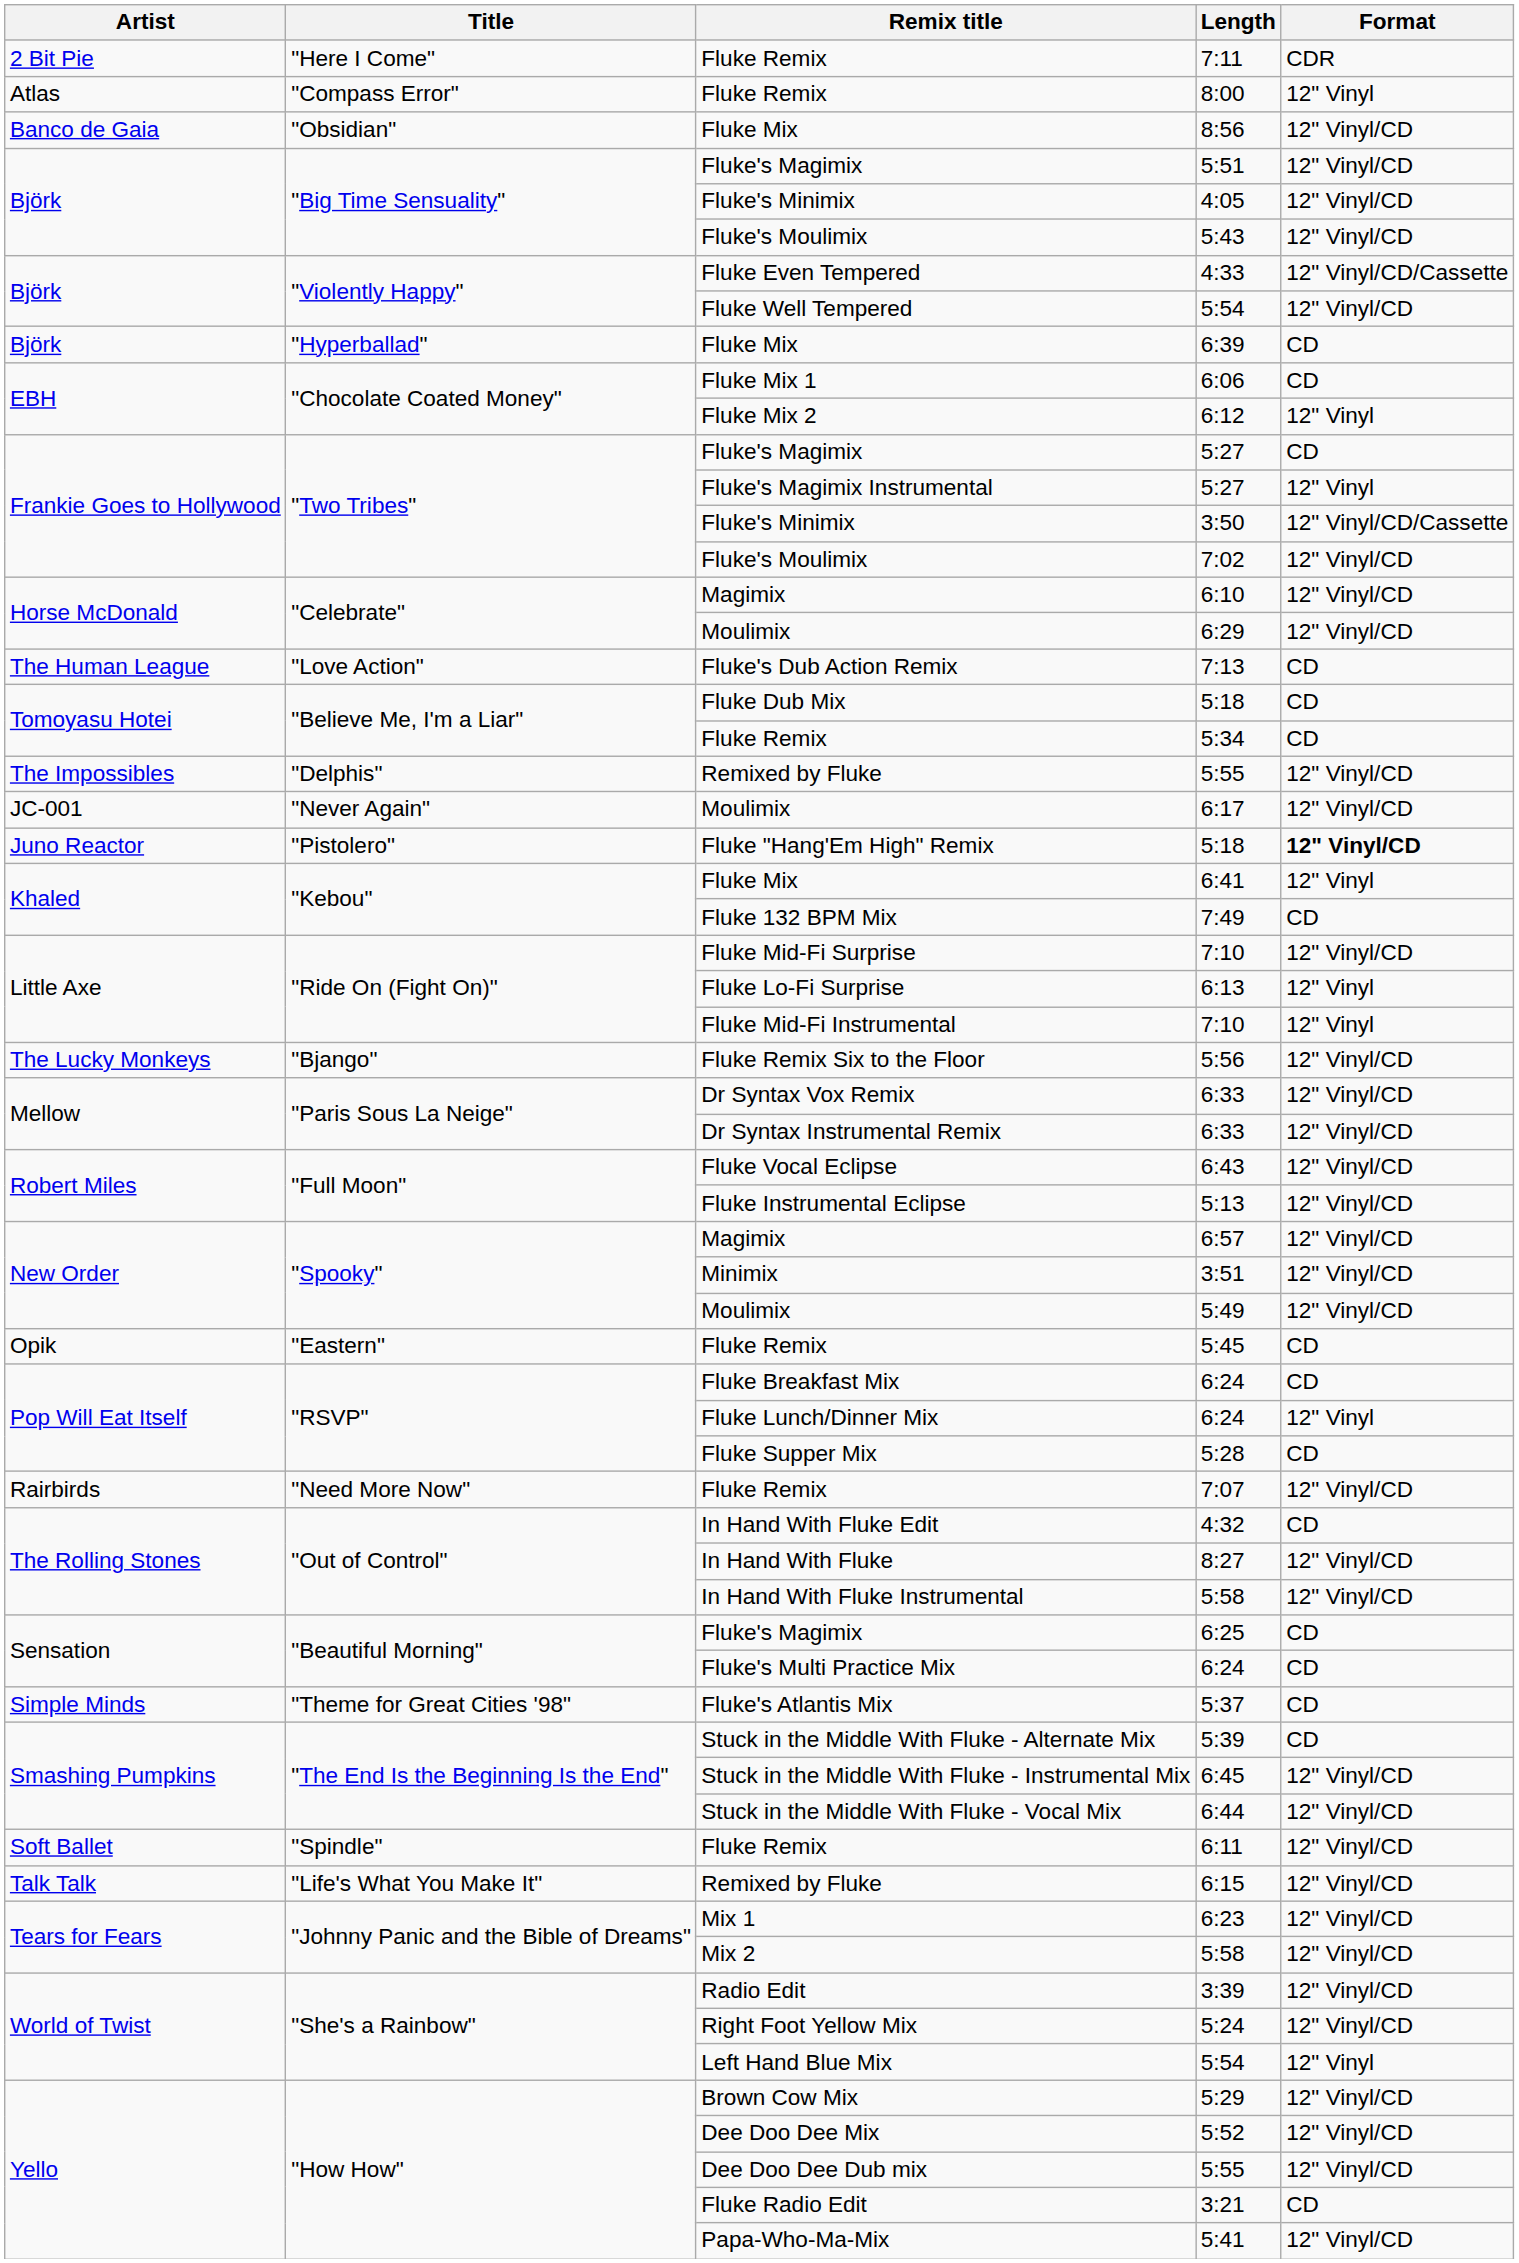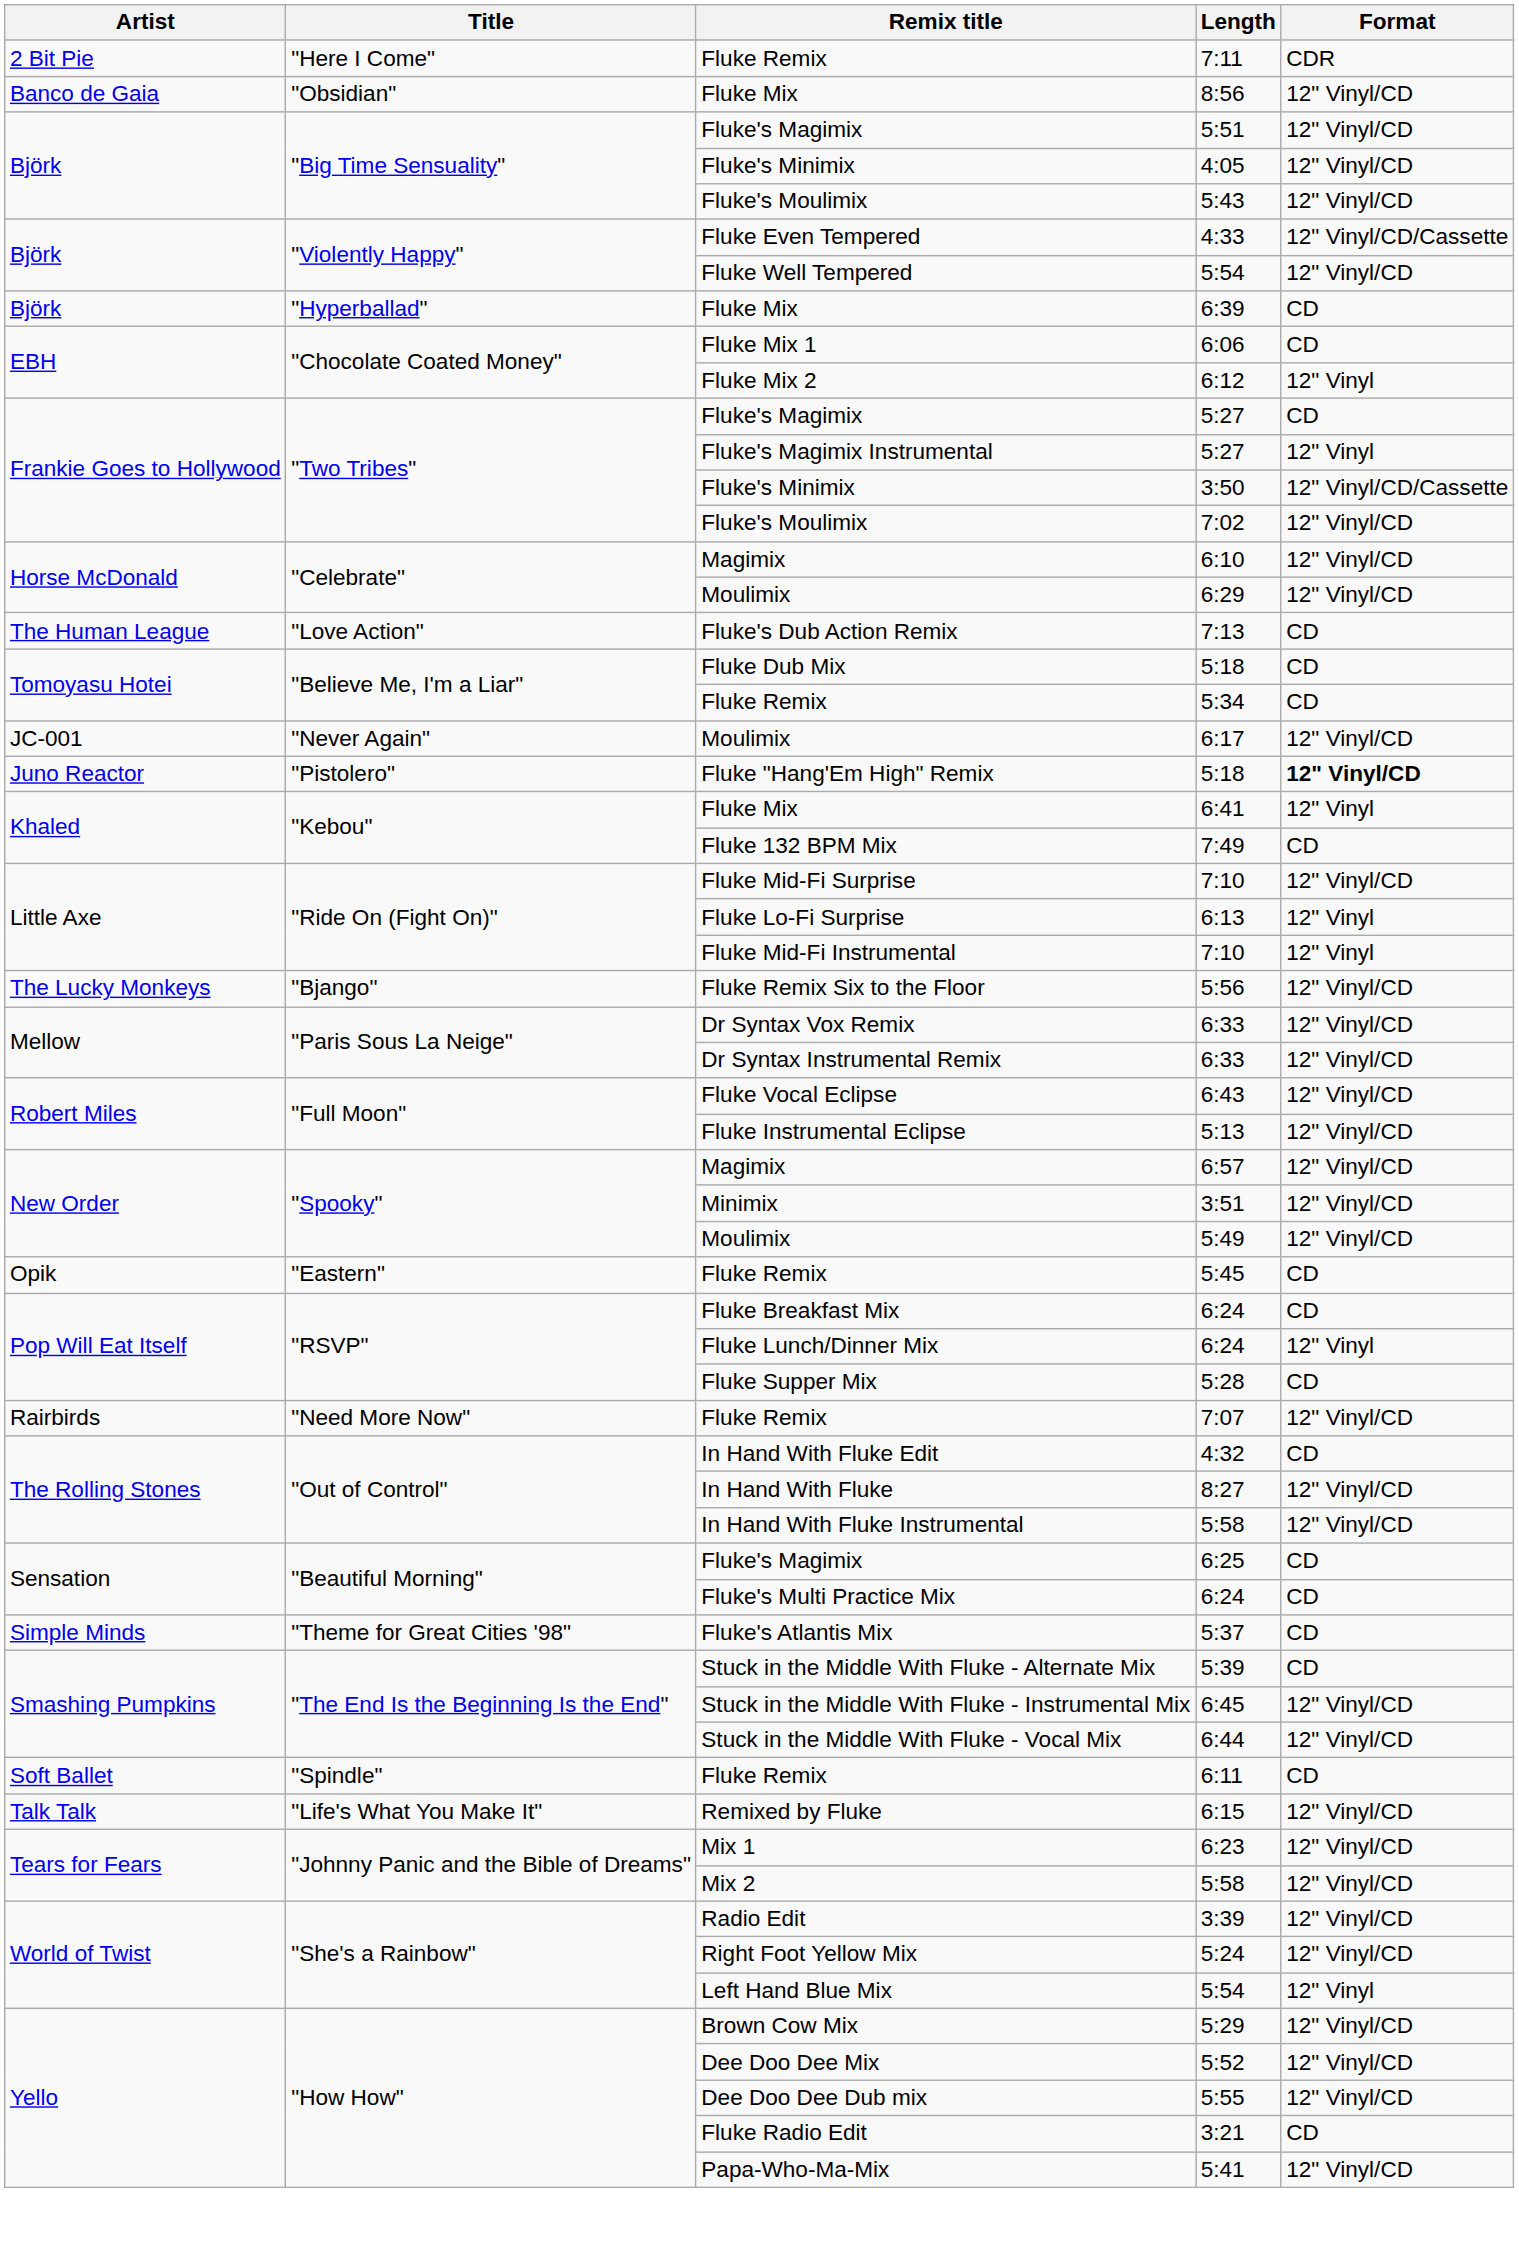- row: (764, 93)
- row: (792, 773)
(1350, 1847) 12" Vinyl/CD -> (1303, 1775) CD
